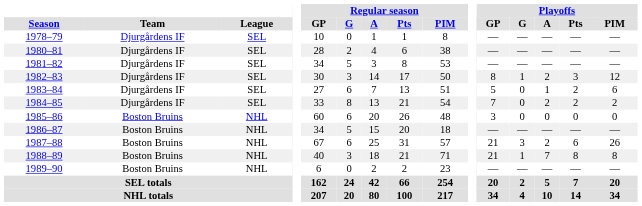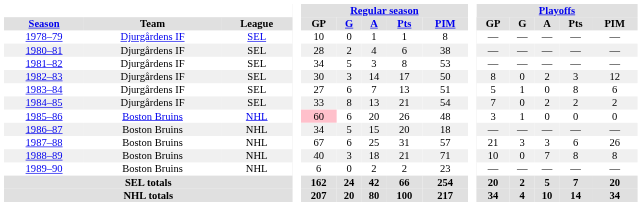(522, 76) 1 -> (522, 76) 0
(522, 89) 0 -> (522, 89) 1
(547, 89) 1 -> (547, 89) 0
(576, 89) 2 -> (576, 89) 8
(319, 116) no background -> (319, 116) pink background
(522, 116) 0 -> (522, 116) 1
(547, 142) 2 -> (547, 142) 3
(493, 155) 21 -> (493, 155) 10
(522, 155) 1 -> (522, 155) 0
